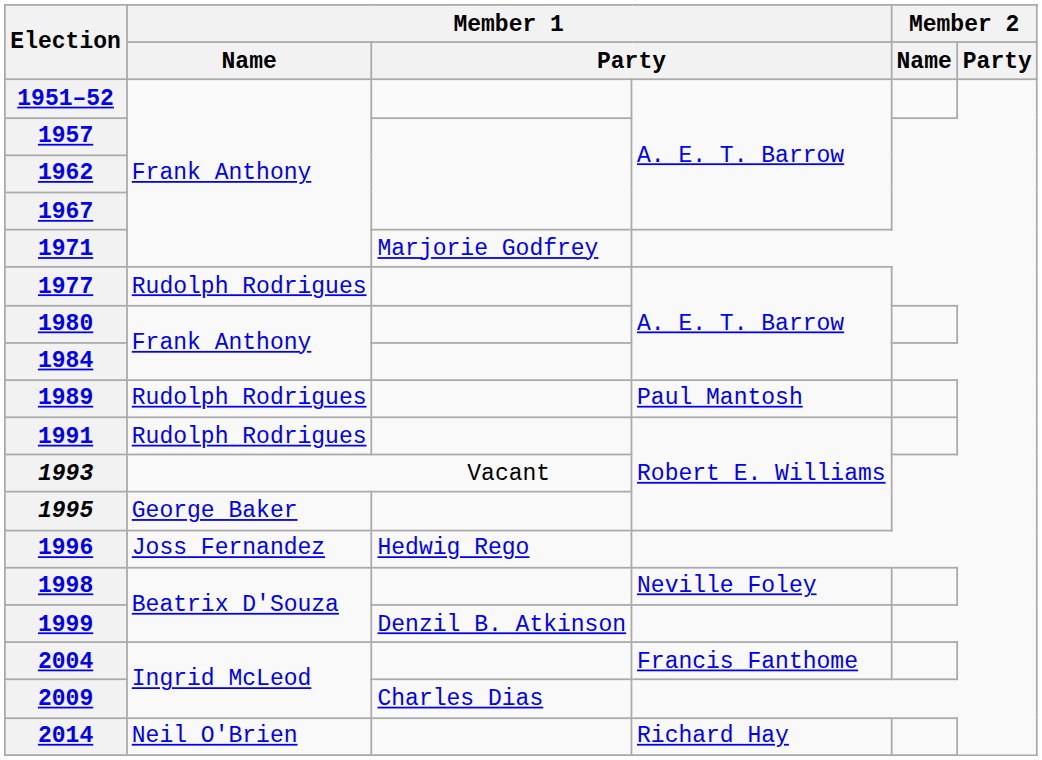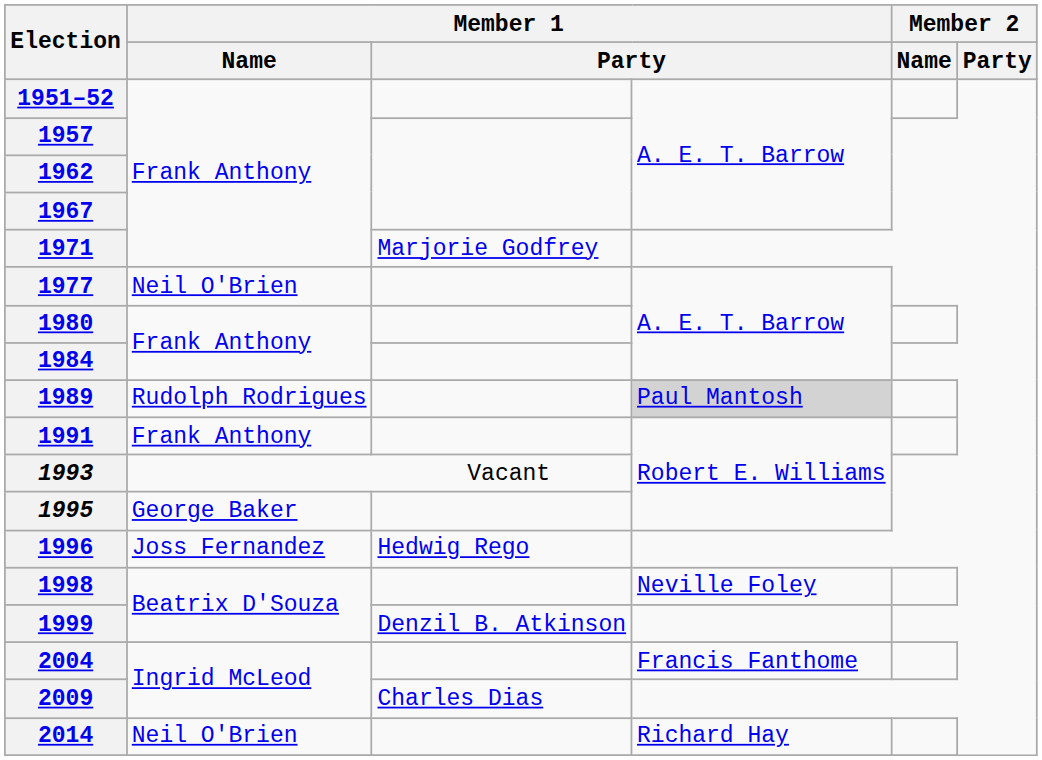(249, 286) Rudolph Rodrigues -> (215, 286) Neil O'Brien
(720, 399) no background -> (720, 399) lightgrey background
(249, 436) Rudolph Rodrigues -> (222, 436) Frank Anthony
